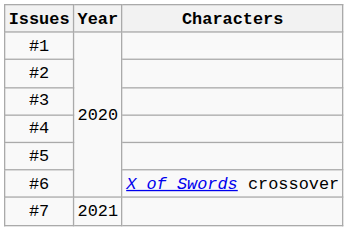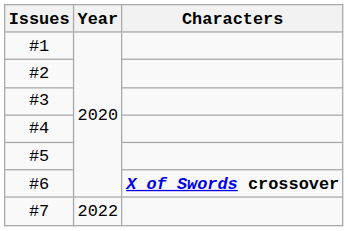(233, 184) normal -> (233, 184) bold
(98, 211) 2021 -> (98, 211) 2022
